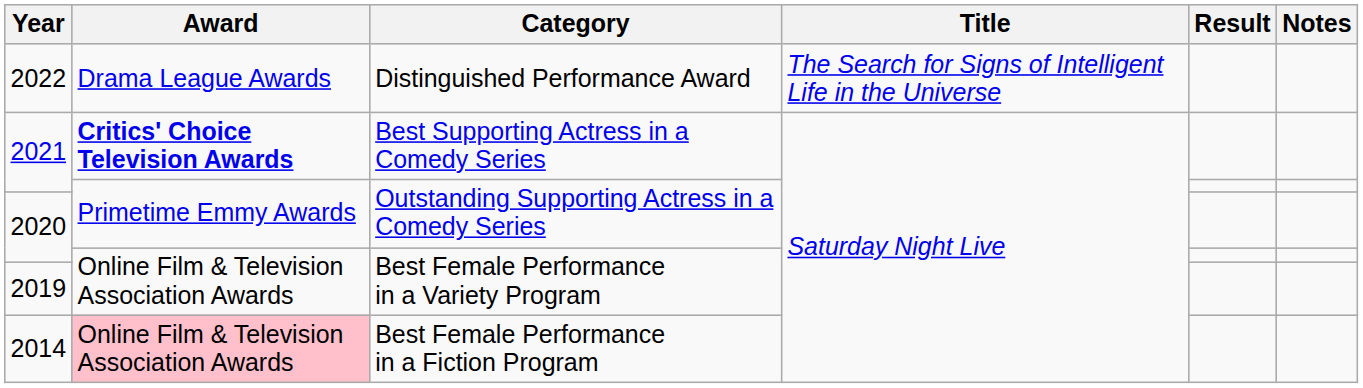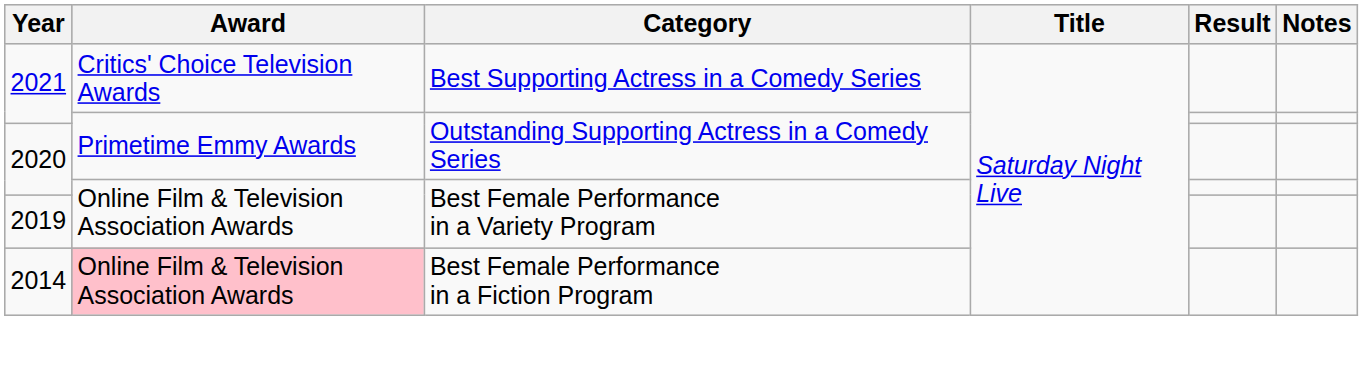- row: (38, 77)
(186, 145) bold -> (215, 77) normal
